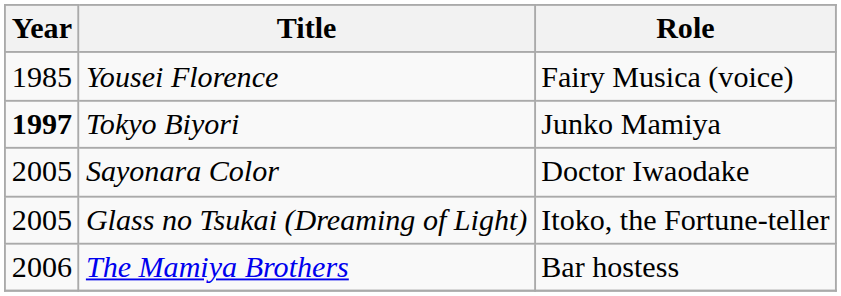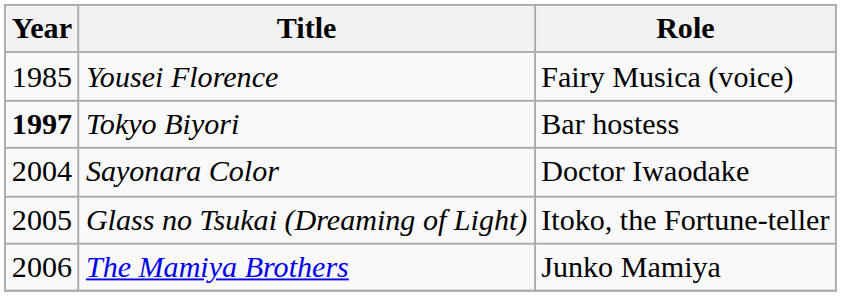(631, 123) Junko Mamiya -> (610, 123) Bar hostess
(42, 171) 2005 -> (42, 171) 2004
(610, 266) Bar hostess -> (631, 266) Junko Mamiya
